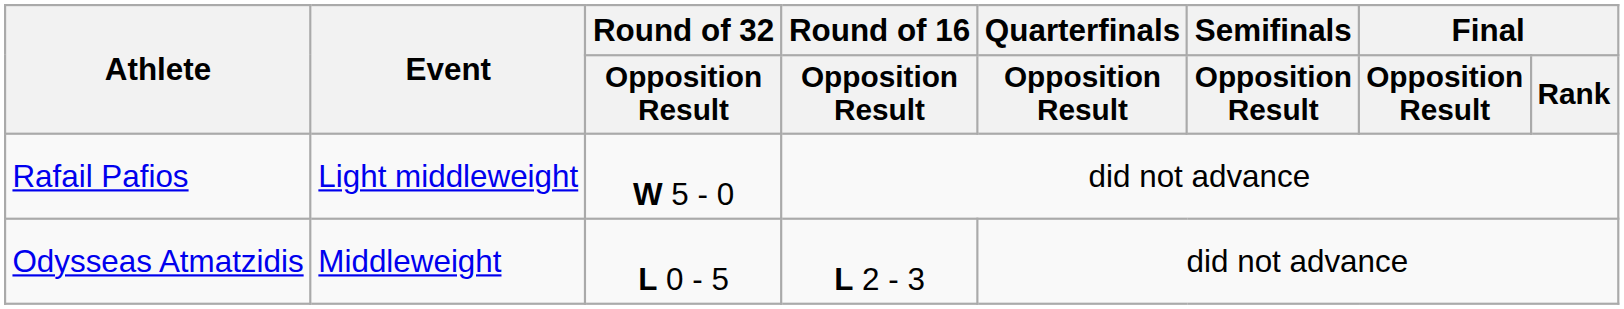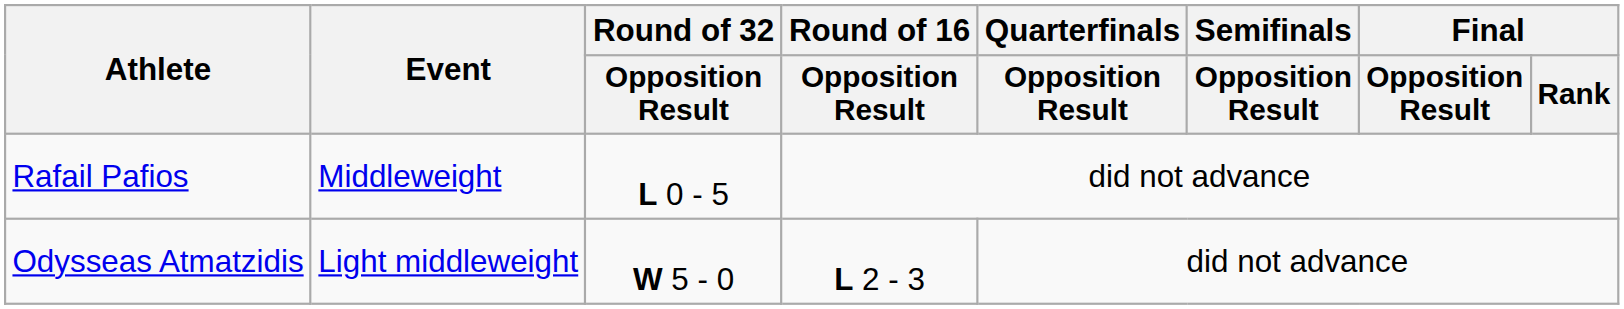(448, 177) Light middleweight -> (410, 177) Middleweight
(684, 194) W 5 - 0 -> (684, 194) L 0 - 5
(410, 261) Middleweight -> (448, 261) Light middleweight
(684, 279) L 0 - 5 -> (684, 279) W 5 - 0
